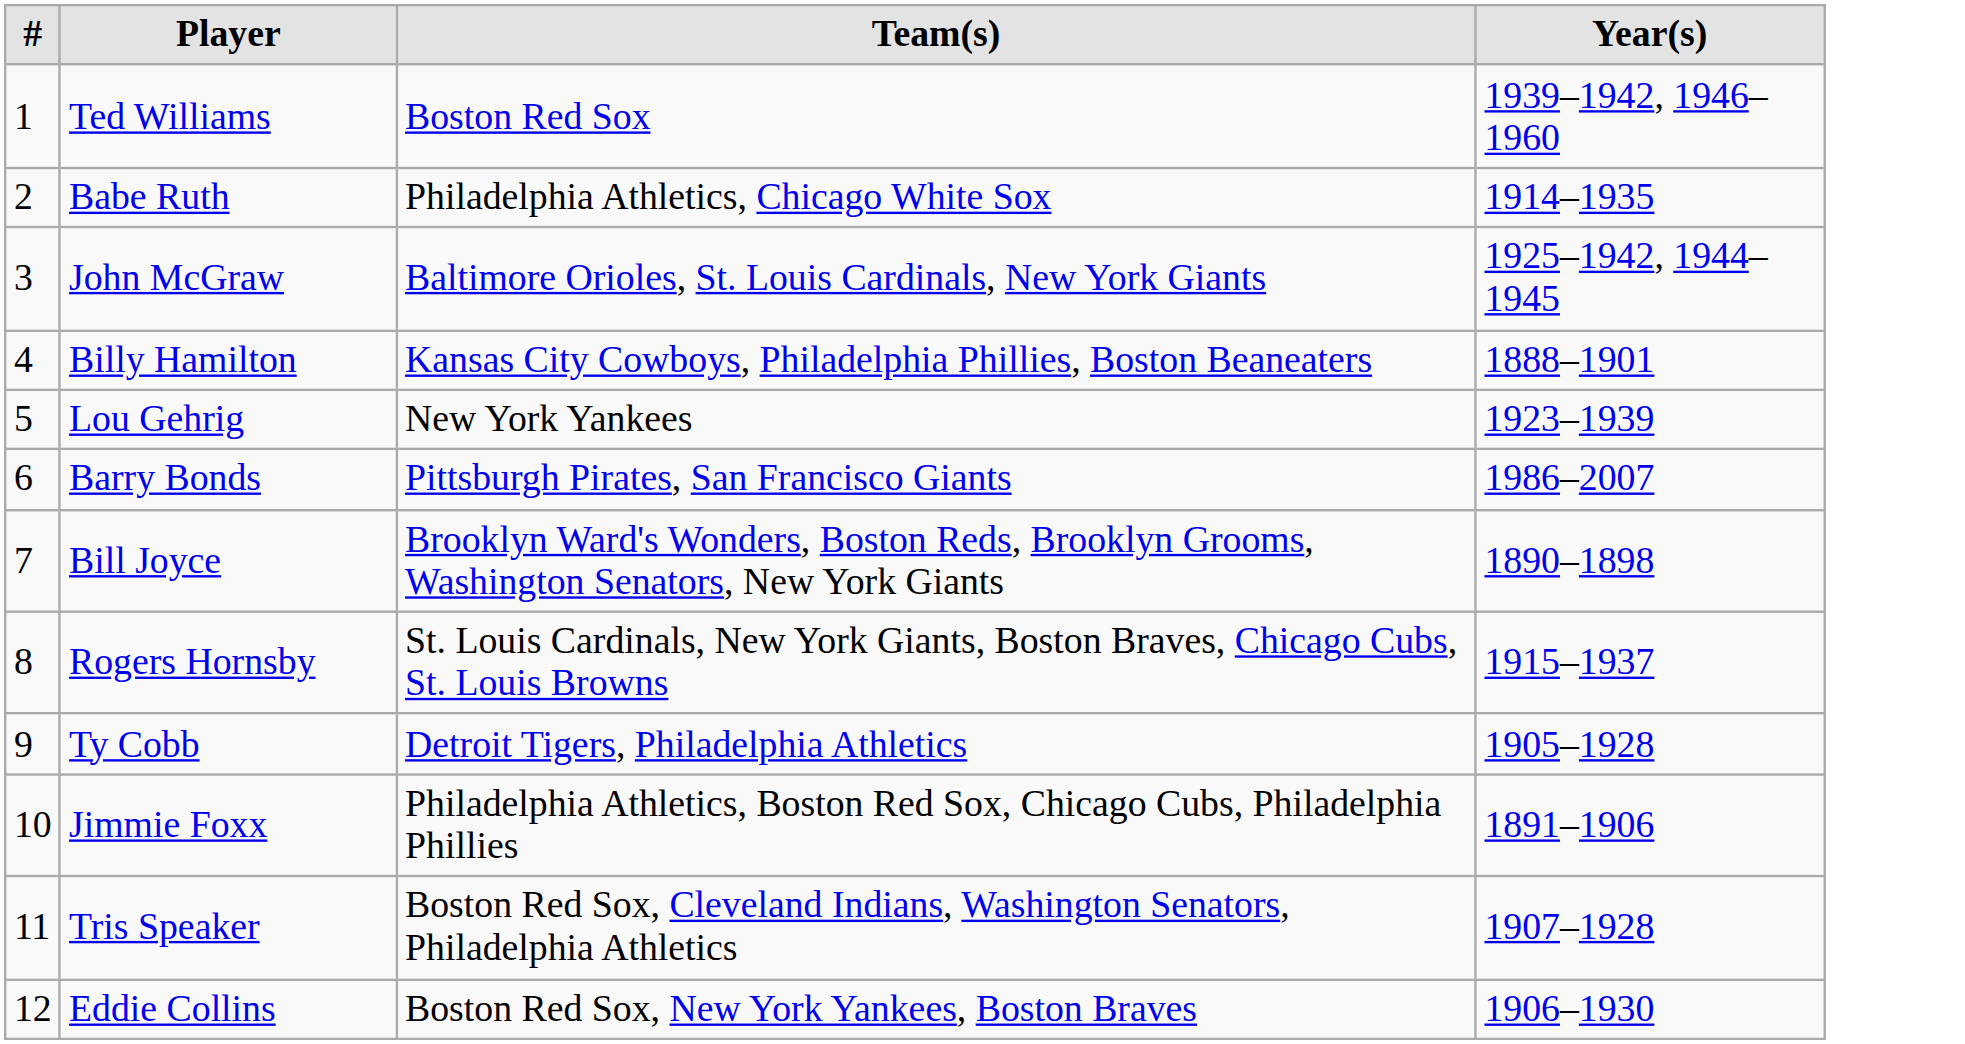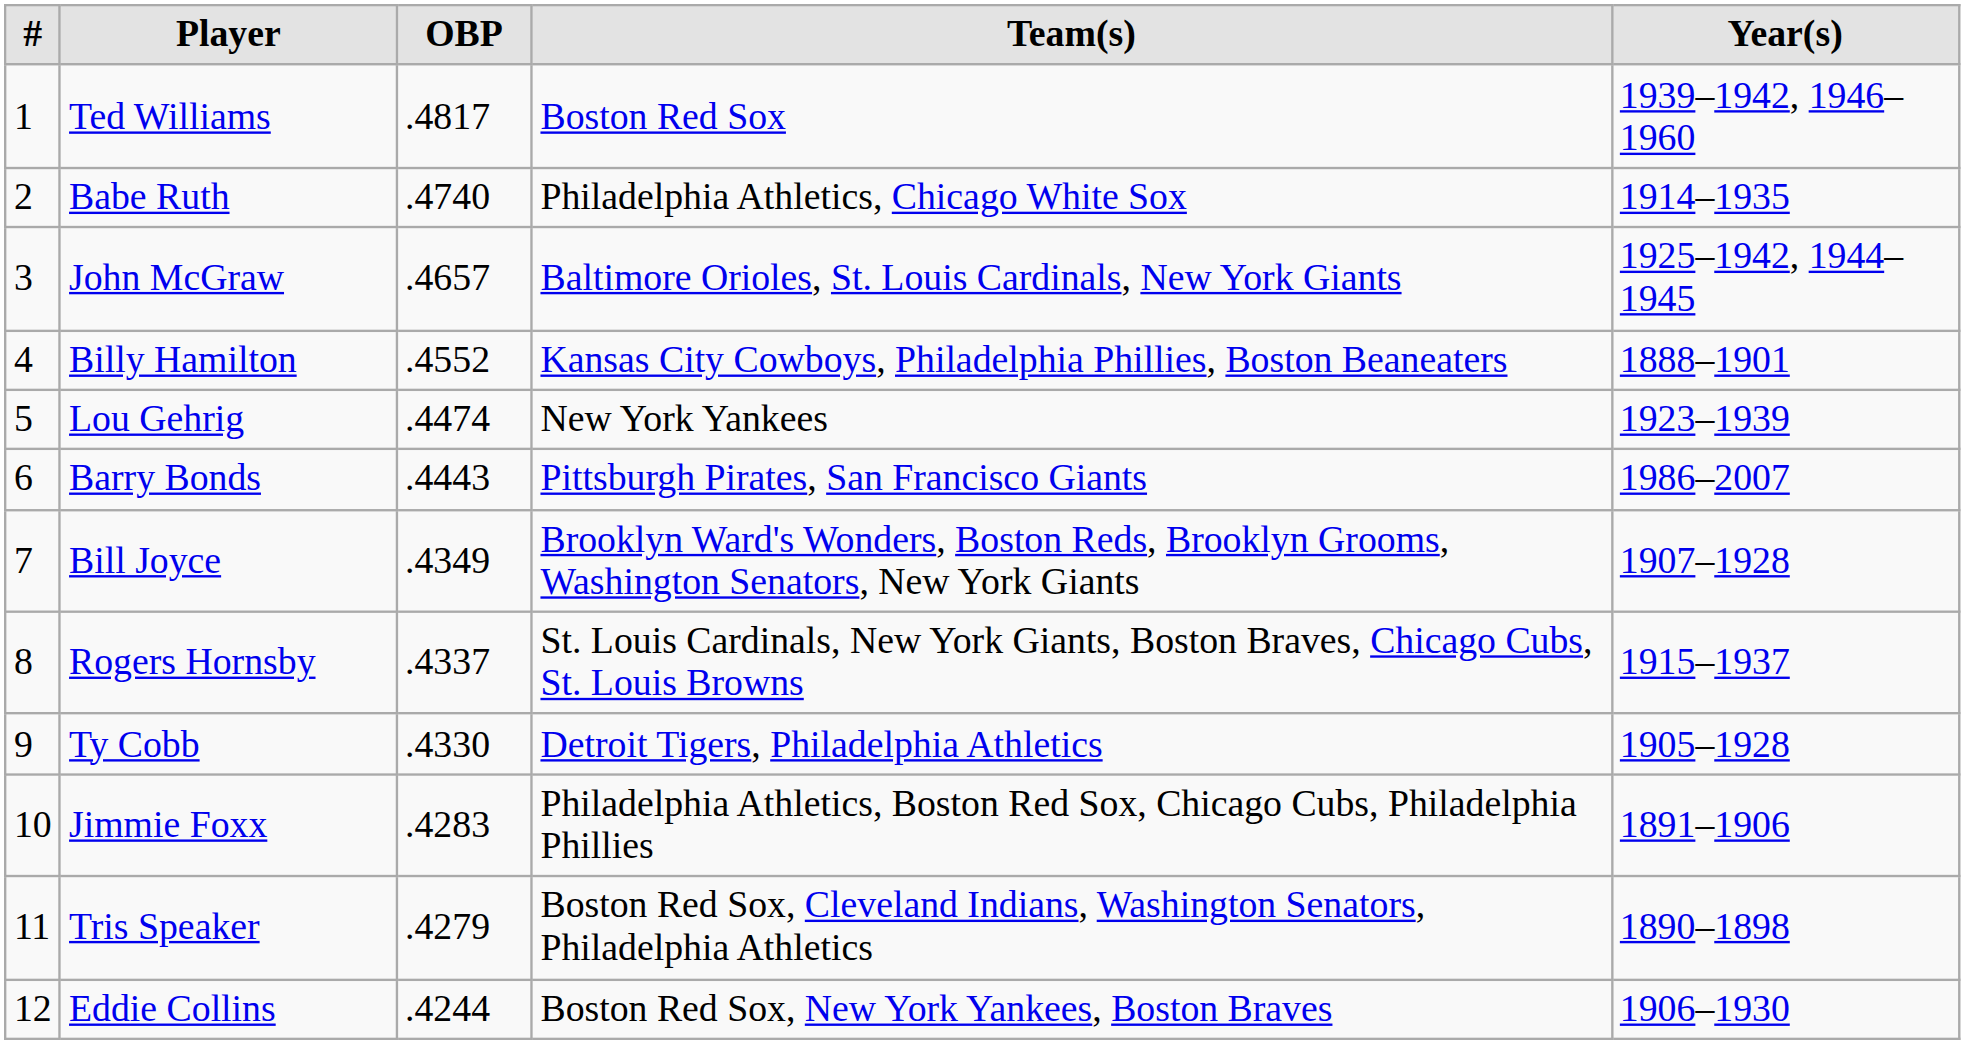+ column: (464, 34)
(1569, 559) 1890–1898 -> (1705, 559) 1907–1928
(1569, 926) 1907–1928 -> (1705, 926) 1890–1898
